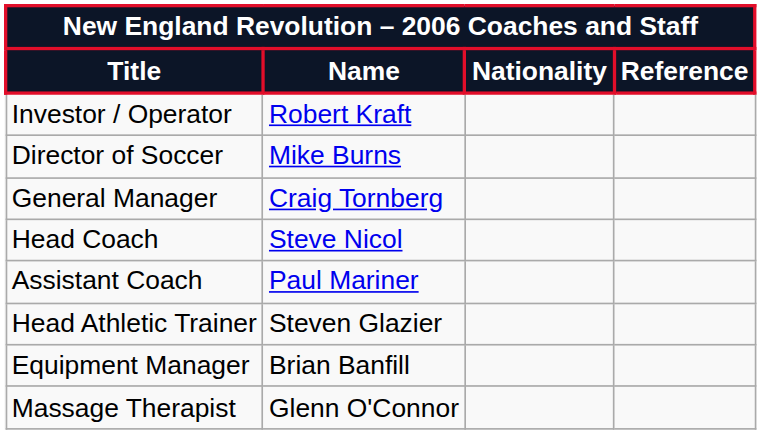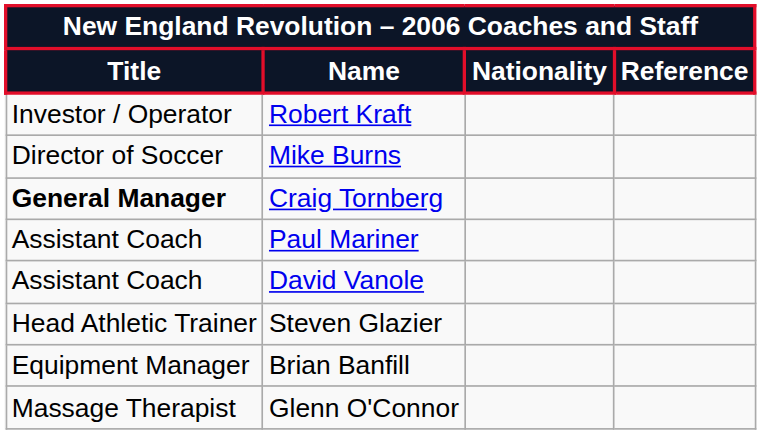(114, 197) normal -> (119, 197) bold
- row: (336, 239)
+ row: (347, 281)
